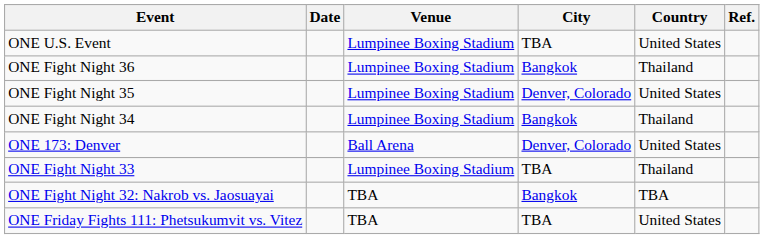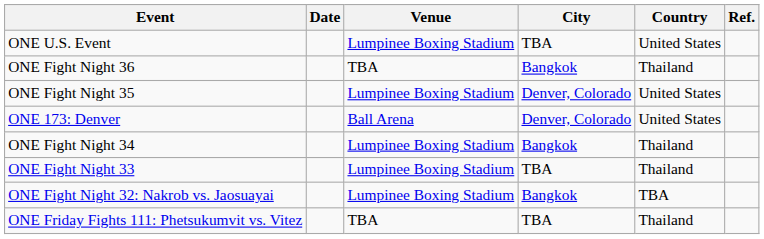(431, 68) Lumpinee Boxing Stadium -> (363, 68) TBA
rows swapped: (71, 119) <-> (64, 144)
(363, 195) TBA -> (431, 195) Lumpinee Boxing Stadium
(680, 220) United States -> (666, 220) Thailand
